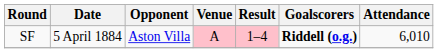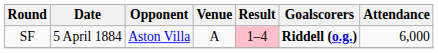(214, 36) pink background -> (214, 36) no background
(414, 36) 6,010 -> (414, 36) 6,000
